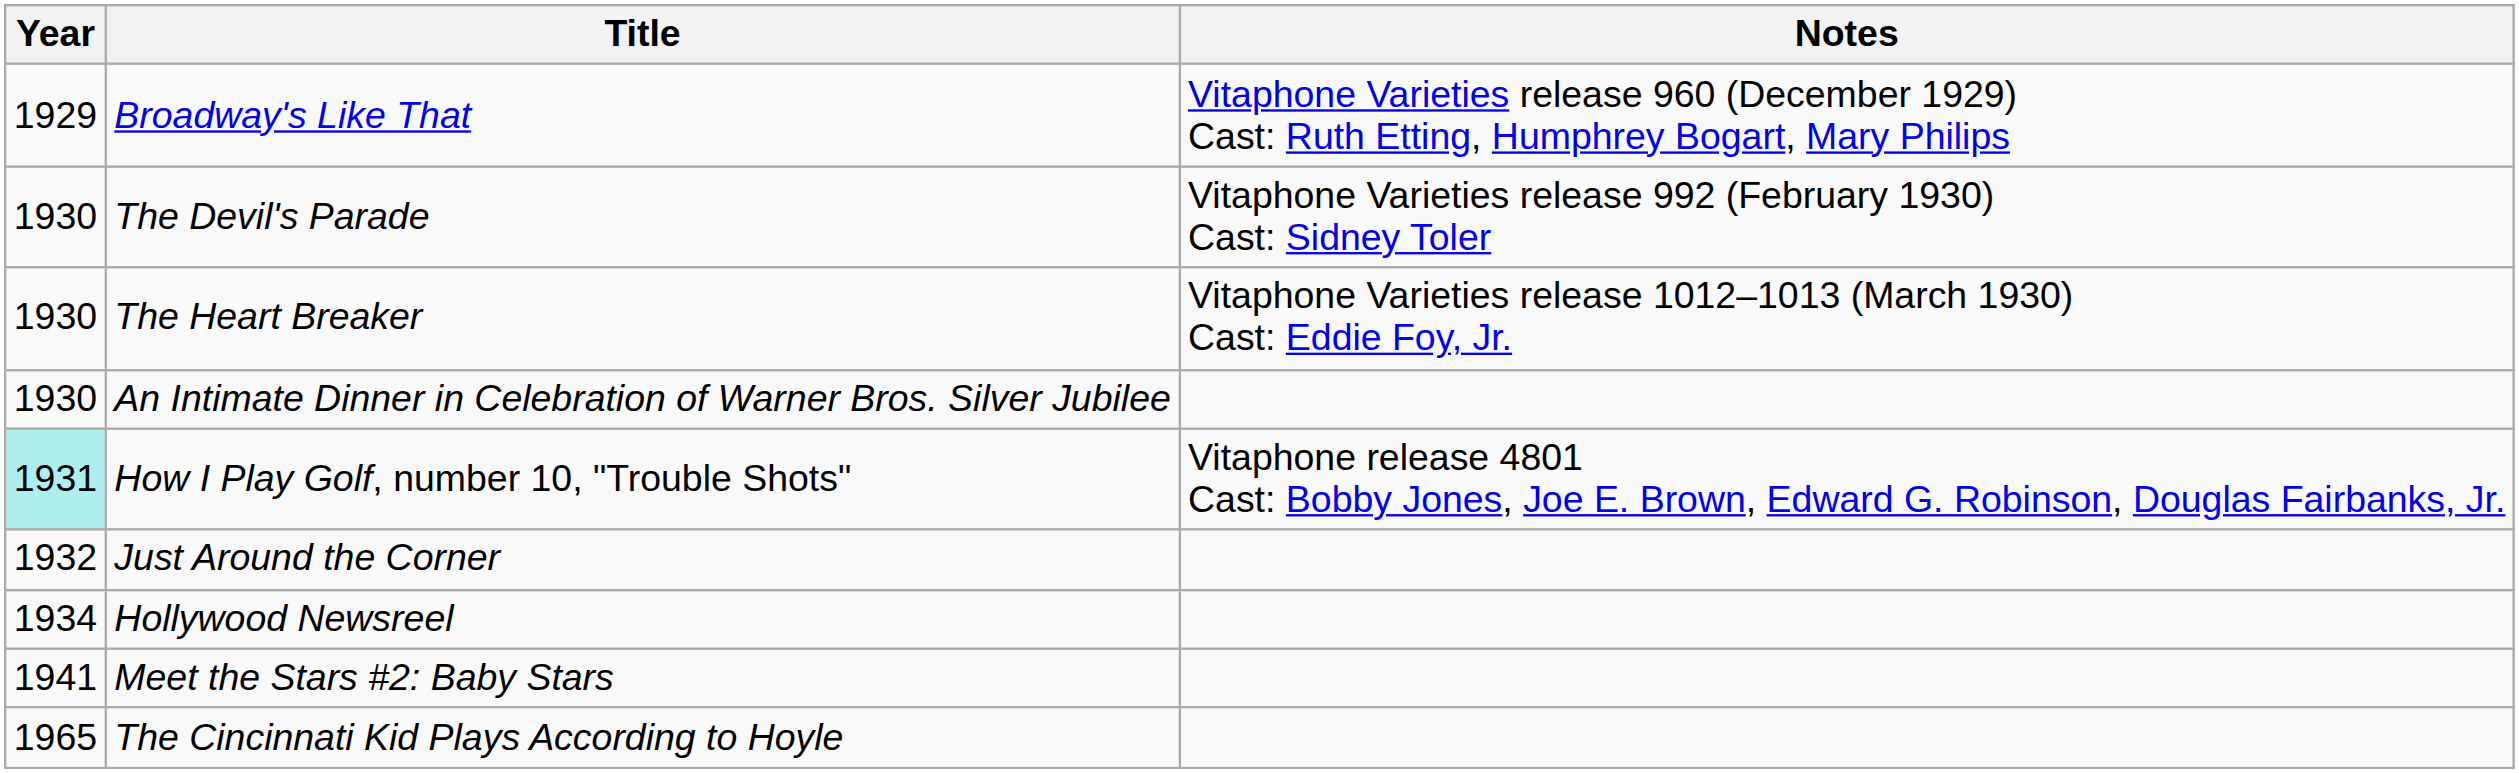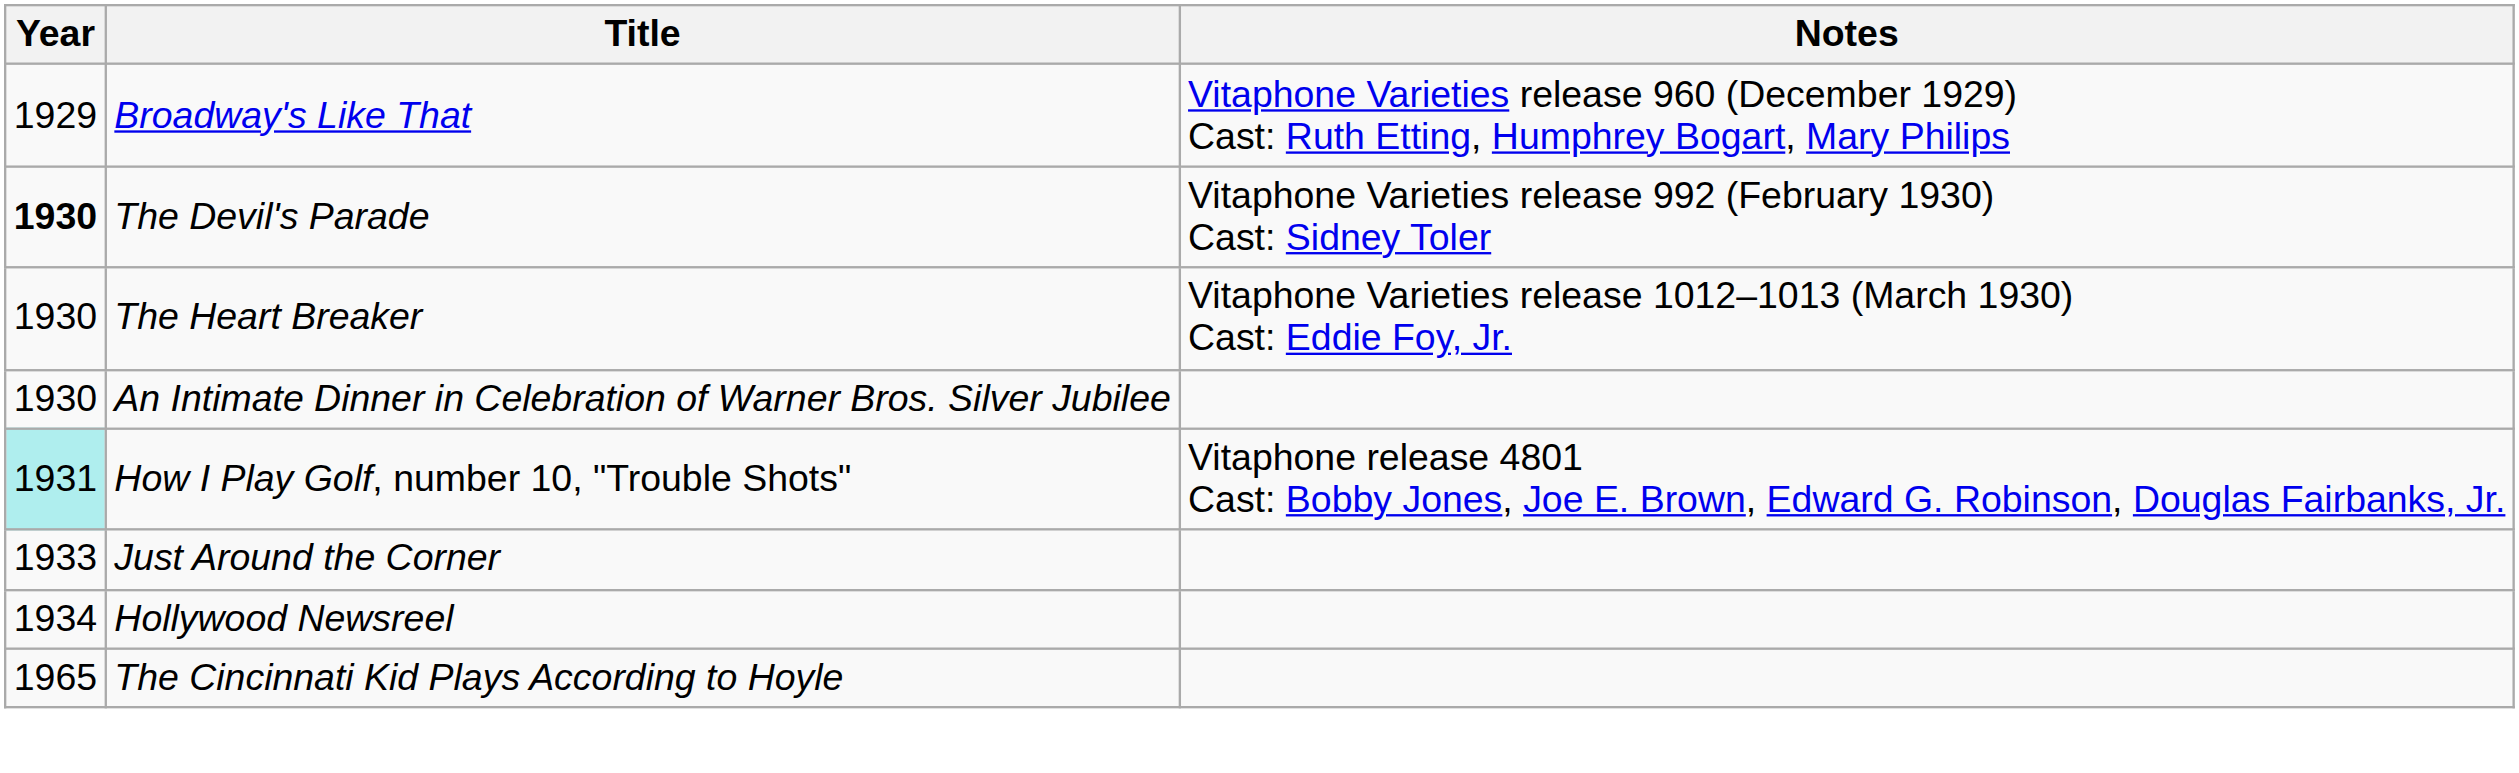(55, 216) normal -> (55, 216) bold
(55, 558) 1932 -> (55, 558) 1933
- row: (364, 677)
